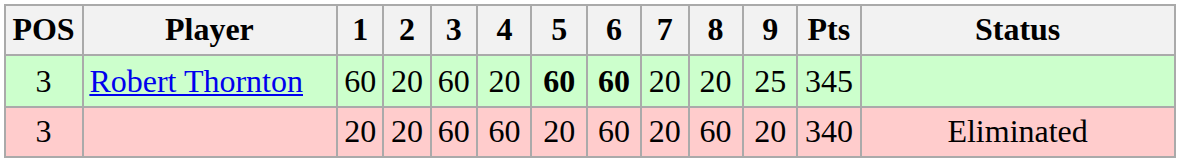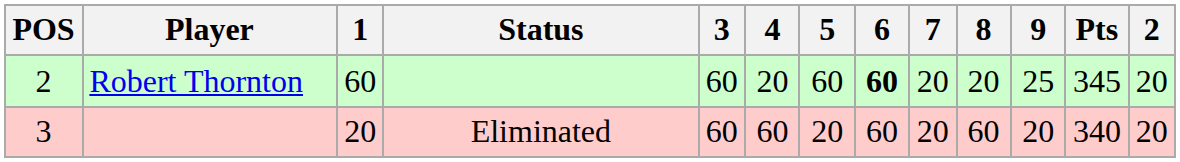columns swapped: (407, 29) <-> (1018, 29)
(44, 80) 3 -> (44, 80) 2
(559, 80) bold -> (827, 80) normal
